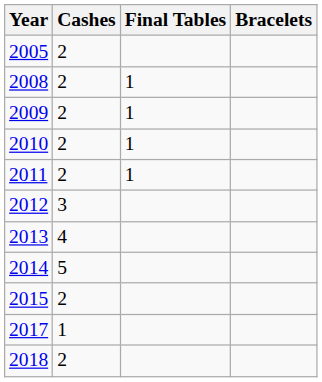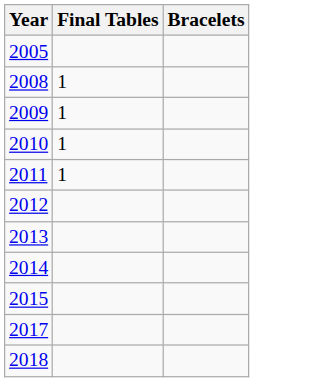- column: (86, 19)
